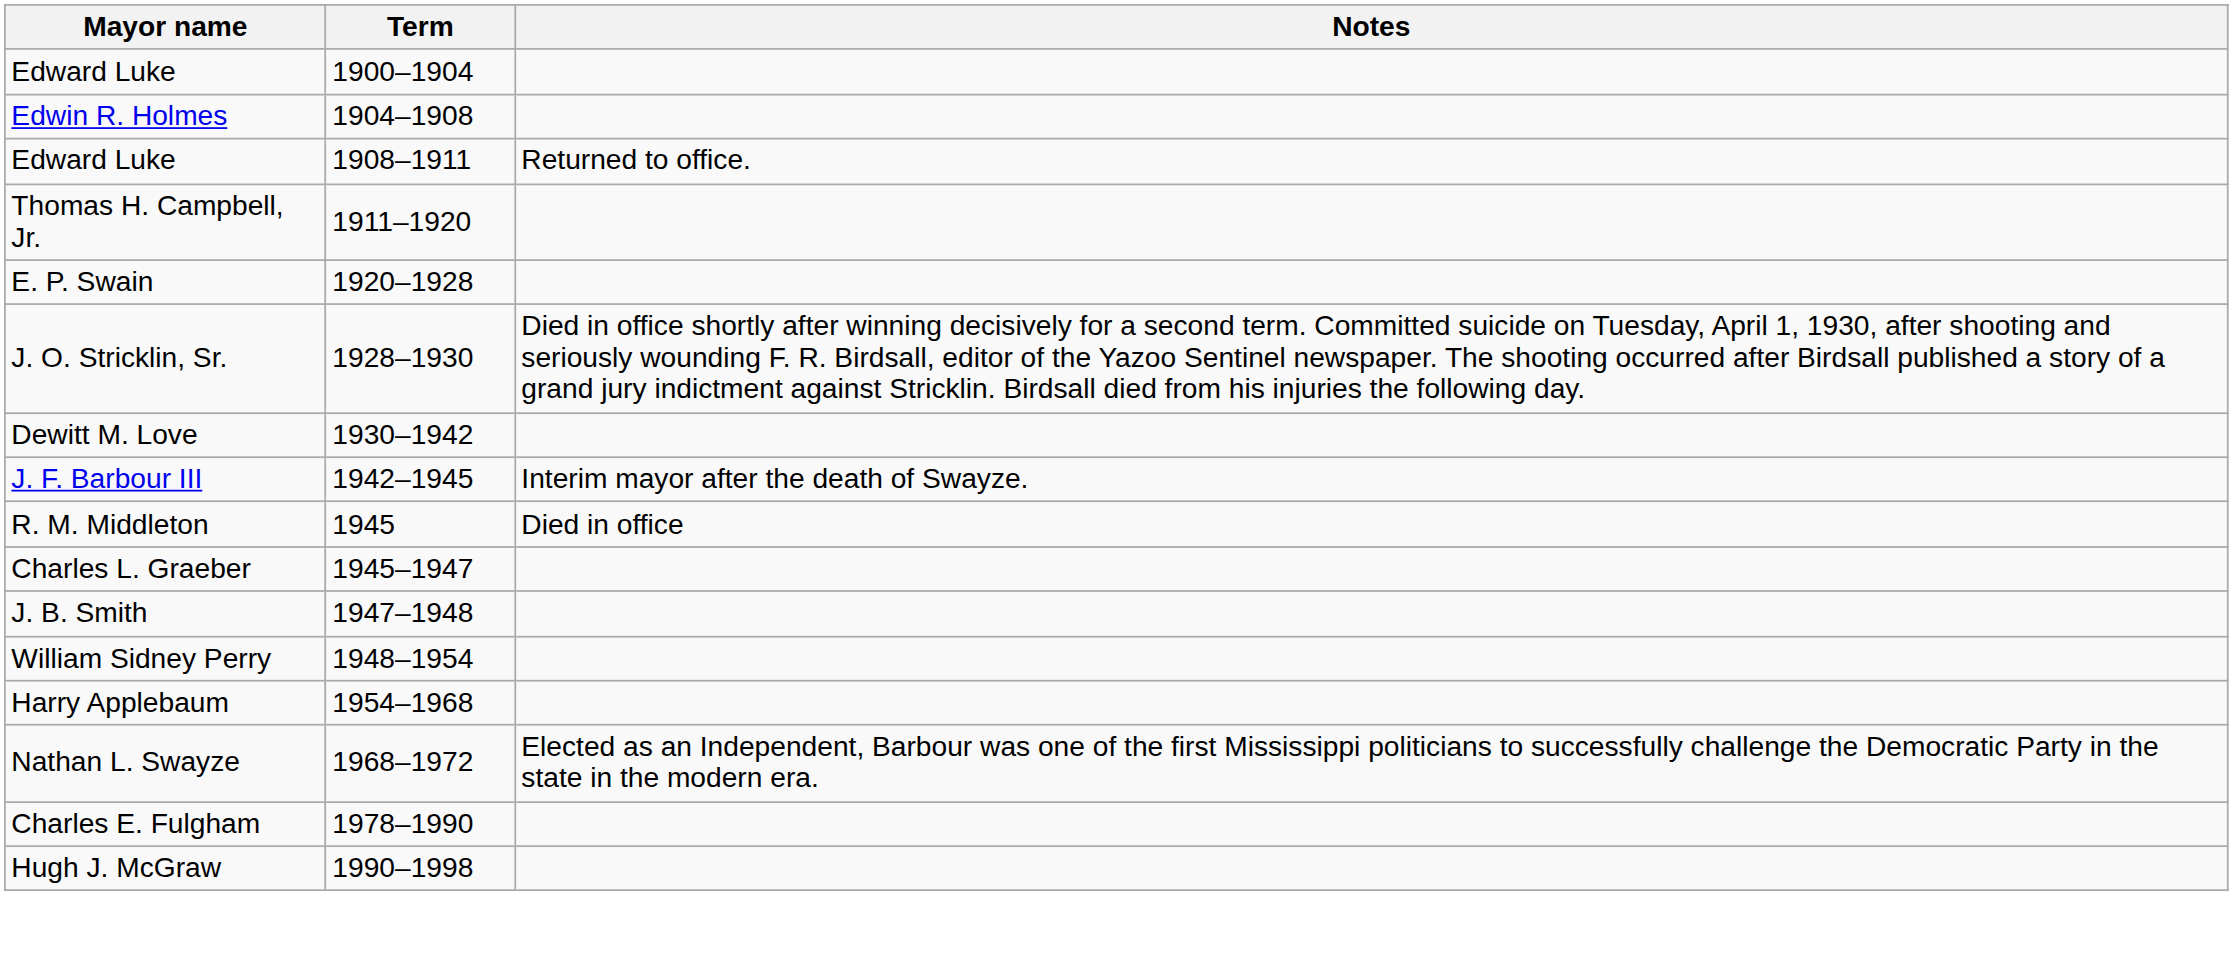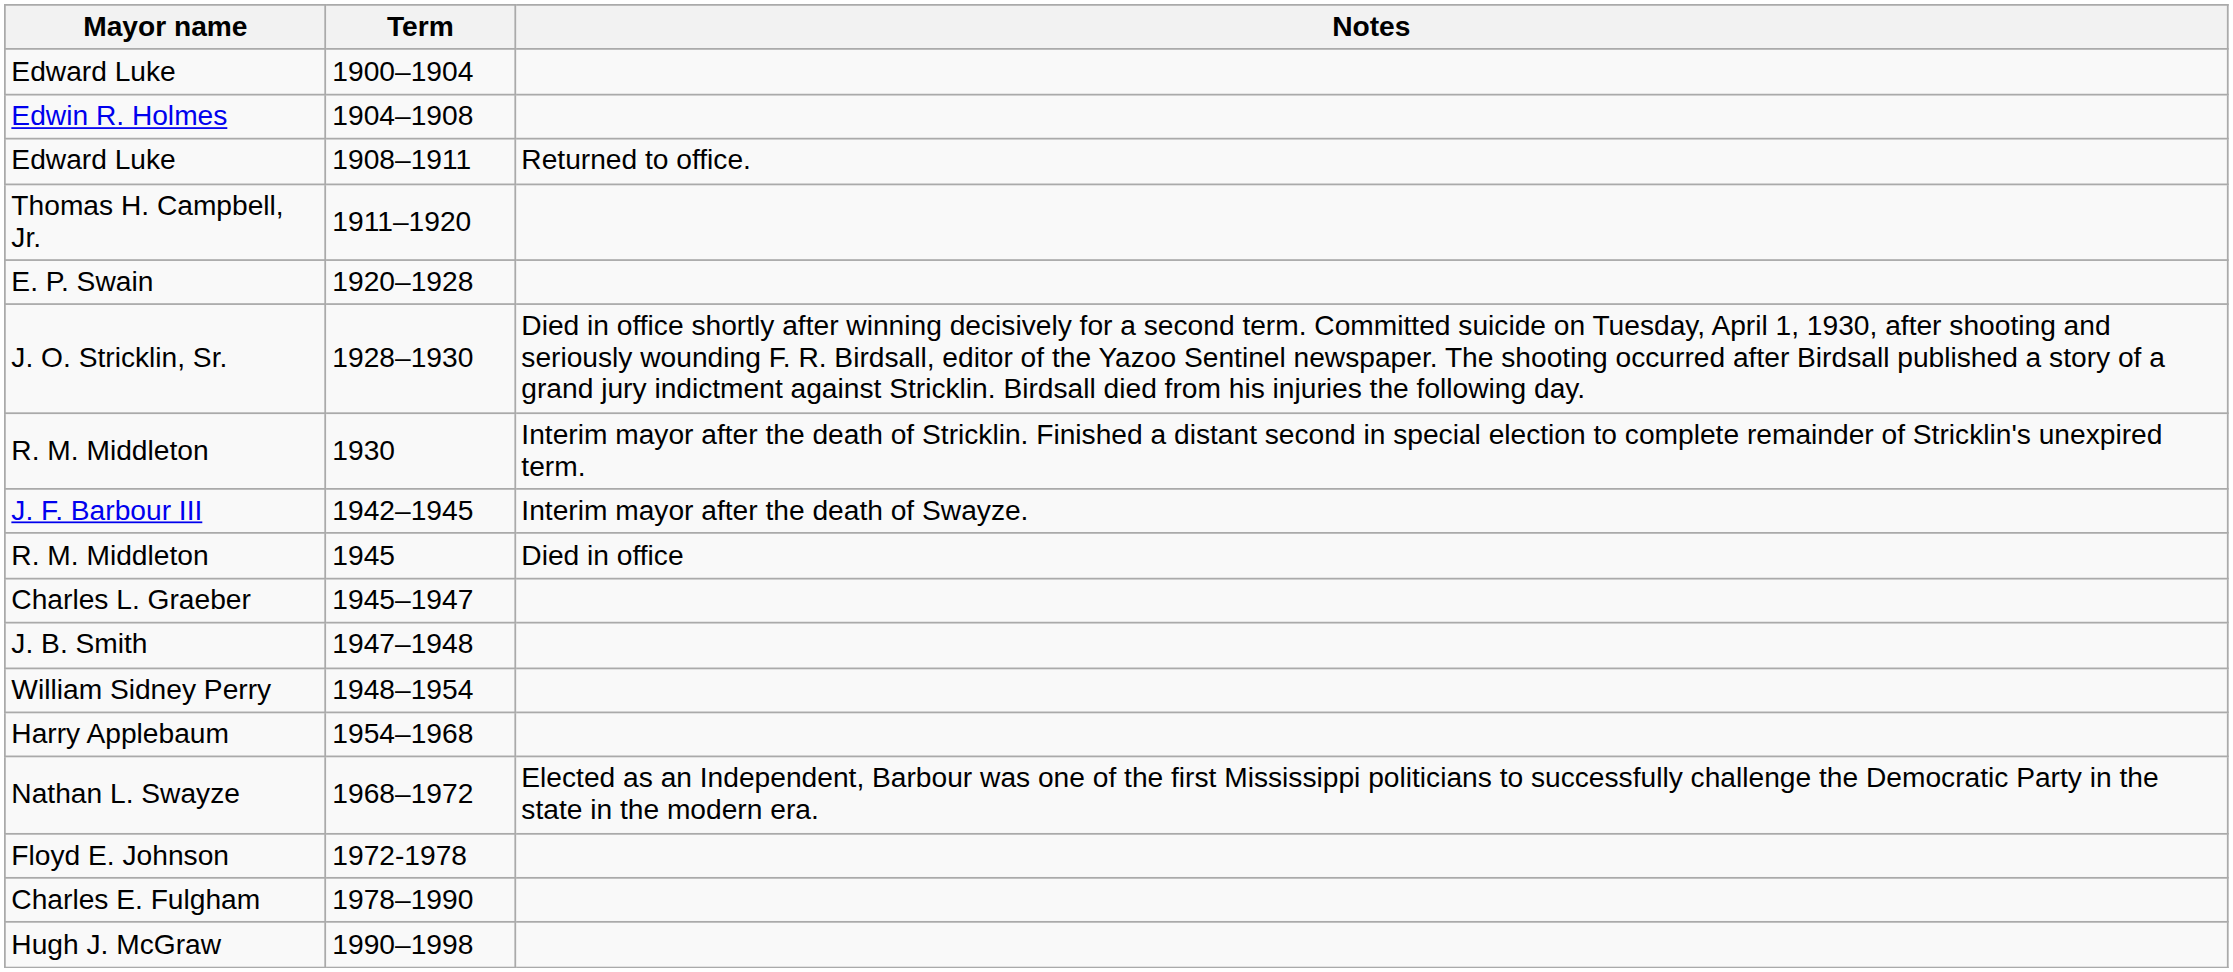+ row: (364, 450)
- row: (403, 434)
+ row: (400, 855)
